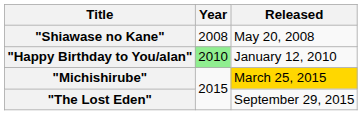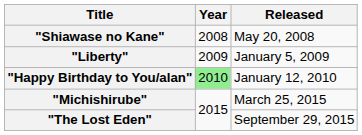+ row: (100, 57)
(280, 78) gold background -> (280, 99) no background
